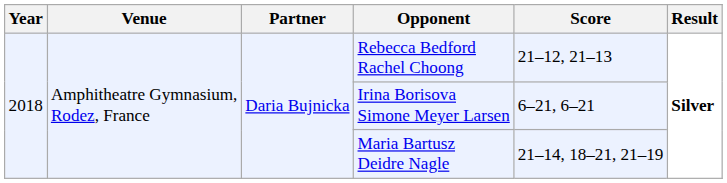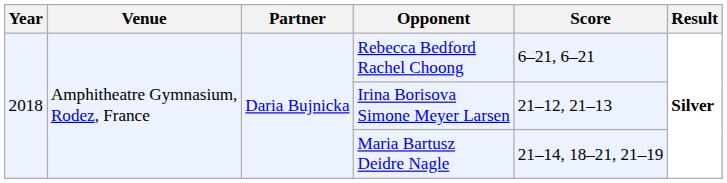(565, 57) 21–12, 21–13 -> (556, 57) 6–21, 6–21
(556, 105) 6–21, 6–21 -> (565, 105) 21–12, 21–13
